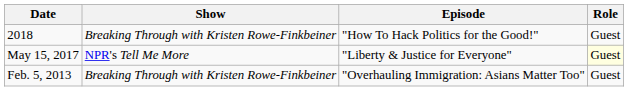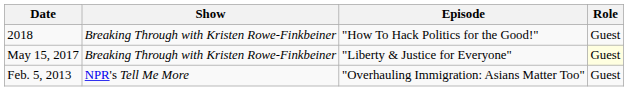(137, 55) NPR's Tell Me More -> (210, 55) Breaking Through with Kristen Rowe-Finkbeiner
(210, 75) Breaking Through with Kristen Rowe-Finkbeiner -> (137, 75) NPR's Tell Me More
